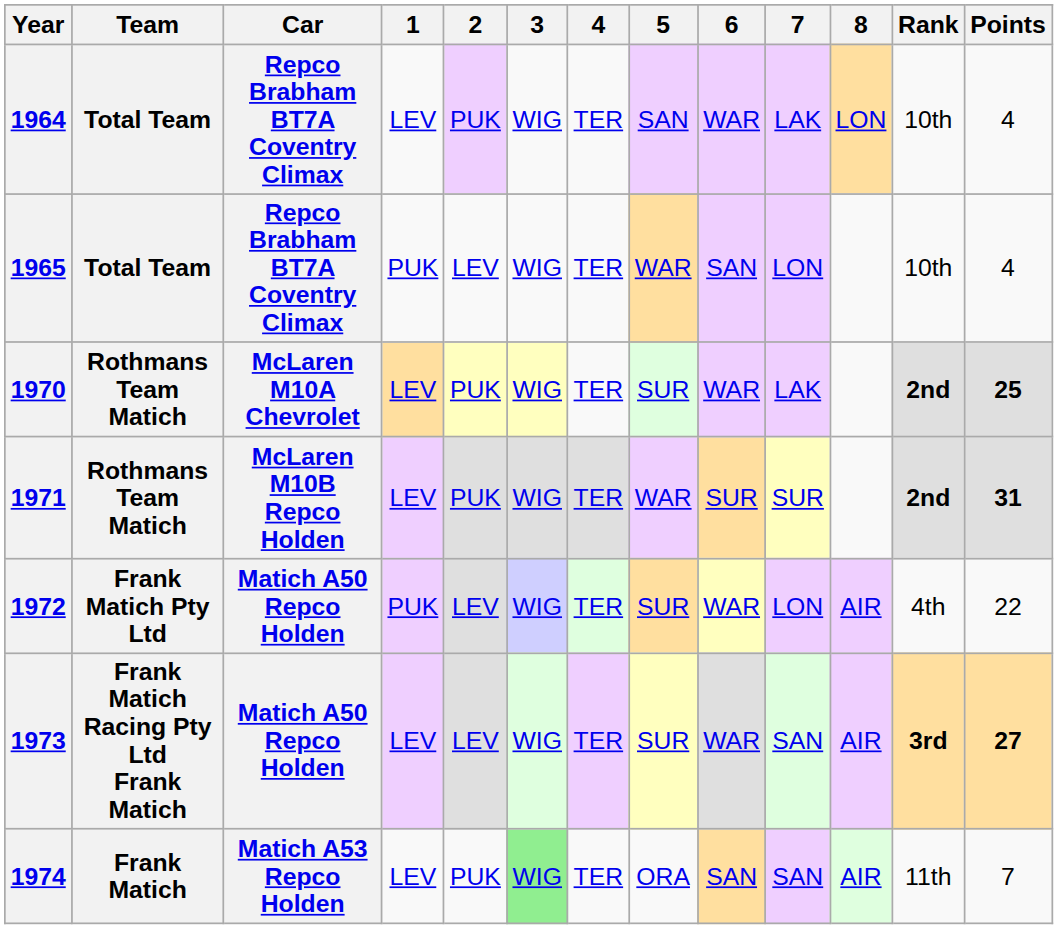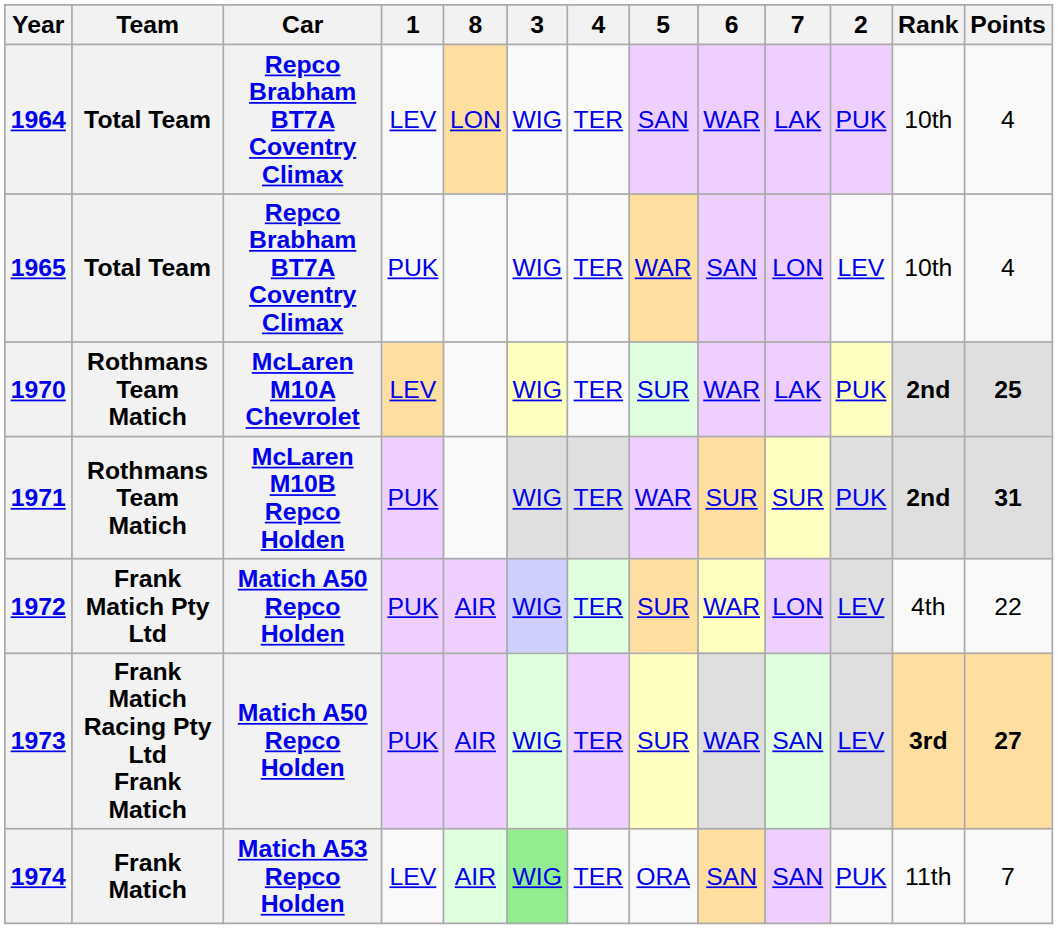columns swapped: (475, 25) <-> (861, 25)
(413, 498) LEV -> (413, 498) PUK
(413, 741) LEV -> (413, 741) PUK
